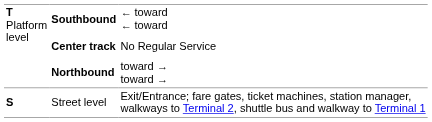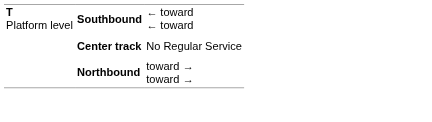- row: (79, 102)
